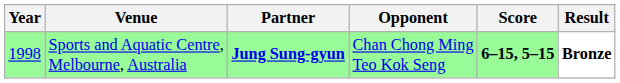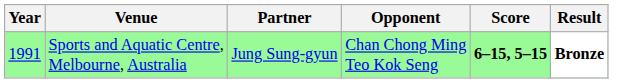(25, 54) 1998 -> (25, 54) 1991
(288, 54) bold -> (284, 54) normal
